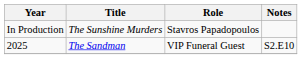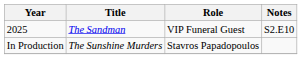rows swapped: (17, 45) <-> (35, 29)
